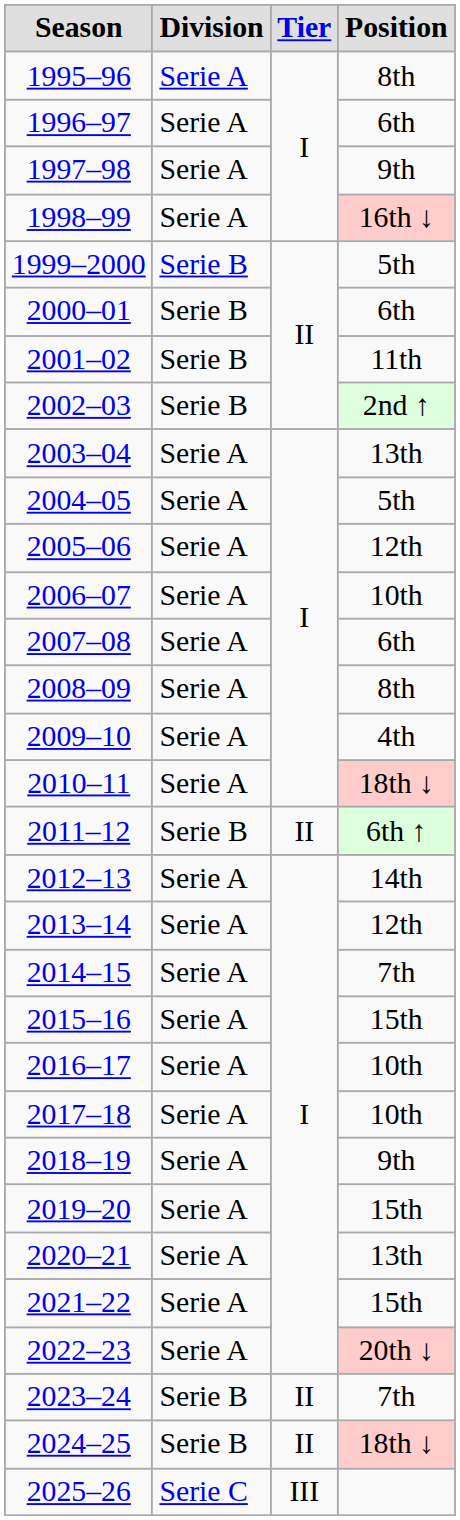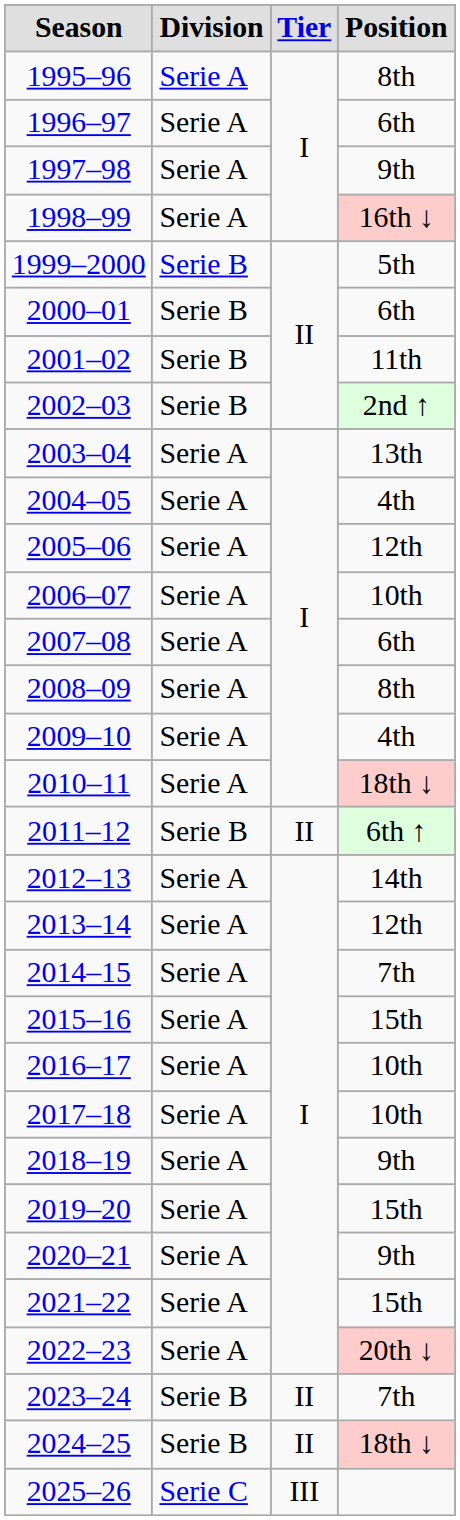(396, 500) 5th -> (396, 500) 4th
(396, 1255) 13th -> (396, 1255) 9th
